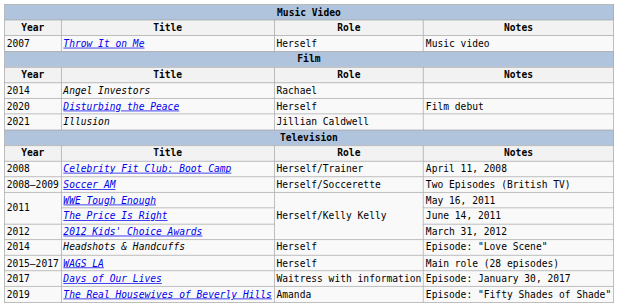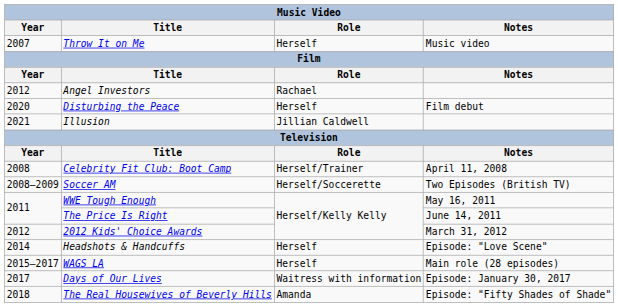(18, 91) 2014 -> (18, 91) 2012
(18, 294) 2019 -> (18, 294) 2018
